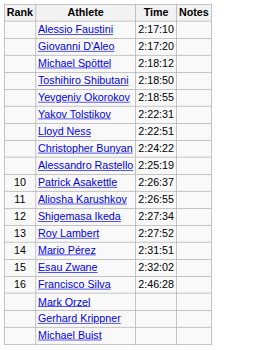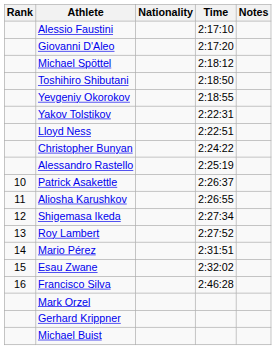+ column: (166, 13)
